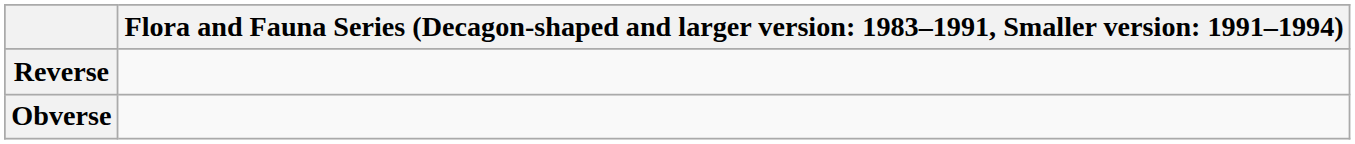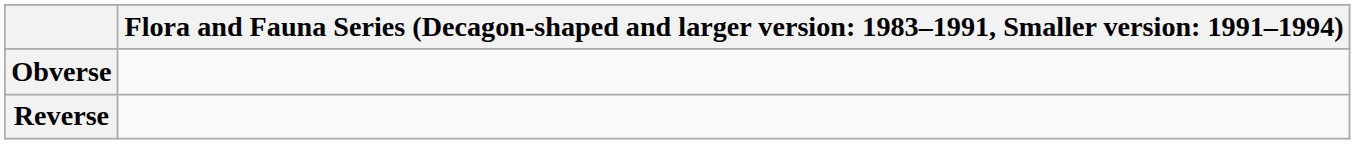rows swapped: (61, 116) <-> (61, 71)
